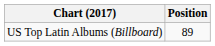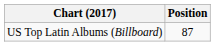(188, 31) 89 -> (188, 31) 87
